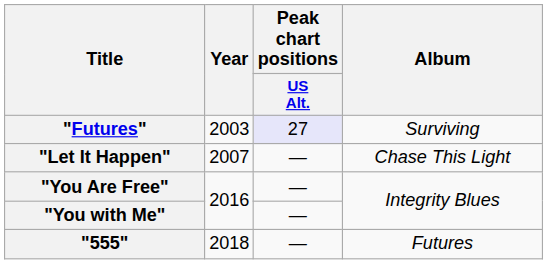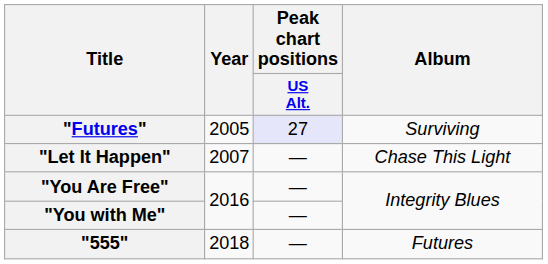(229, 129) 2003 -> (229, 129) 2005
